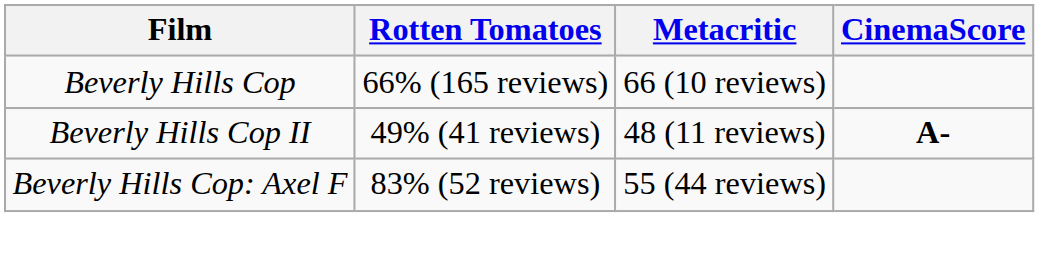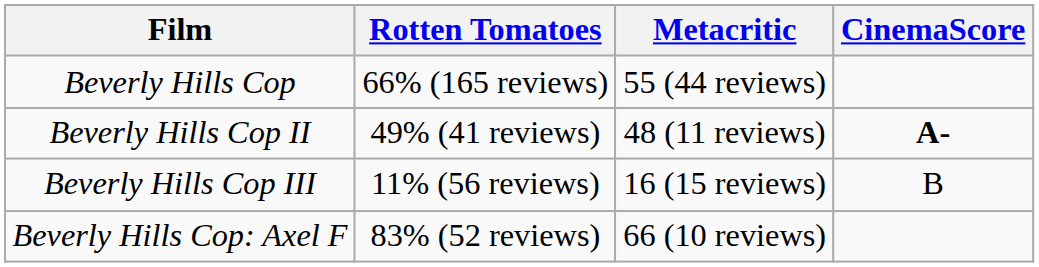(725, 81) 66 (10 reviews) -> (725, 81) 55 (44 reviews)
+ row: (180, 183)
(725, 183) 55 (44 reviews) -> (725, 235) 66 (10 reviews)
